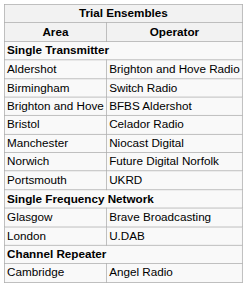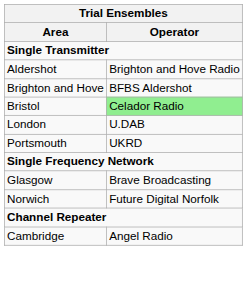- row: (38, 87)
(147, 124) no background -> (147, 106) lightgreen background
- row: (38, 143)
rows swapped: (28, 161) <-> (27, 236)
